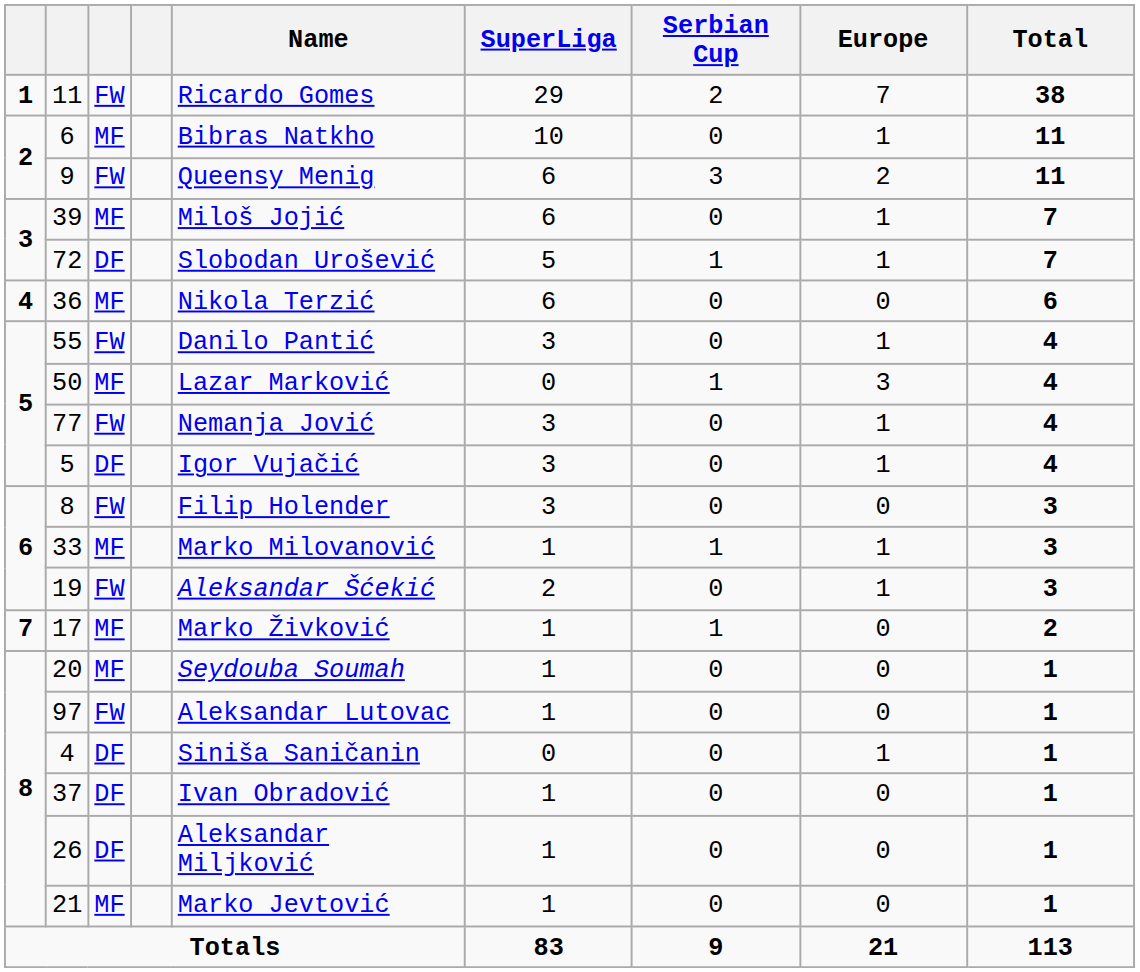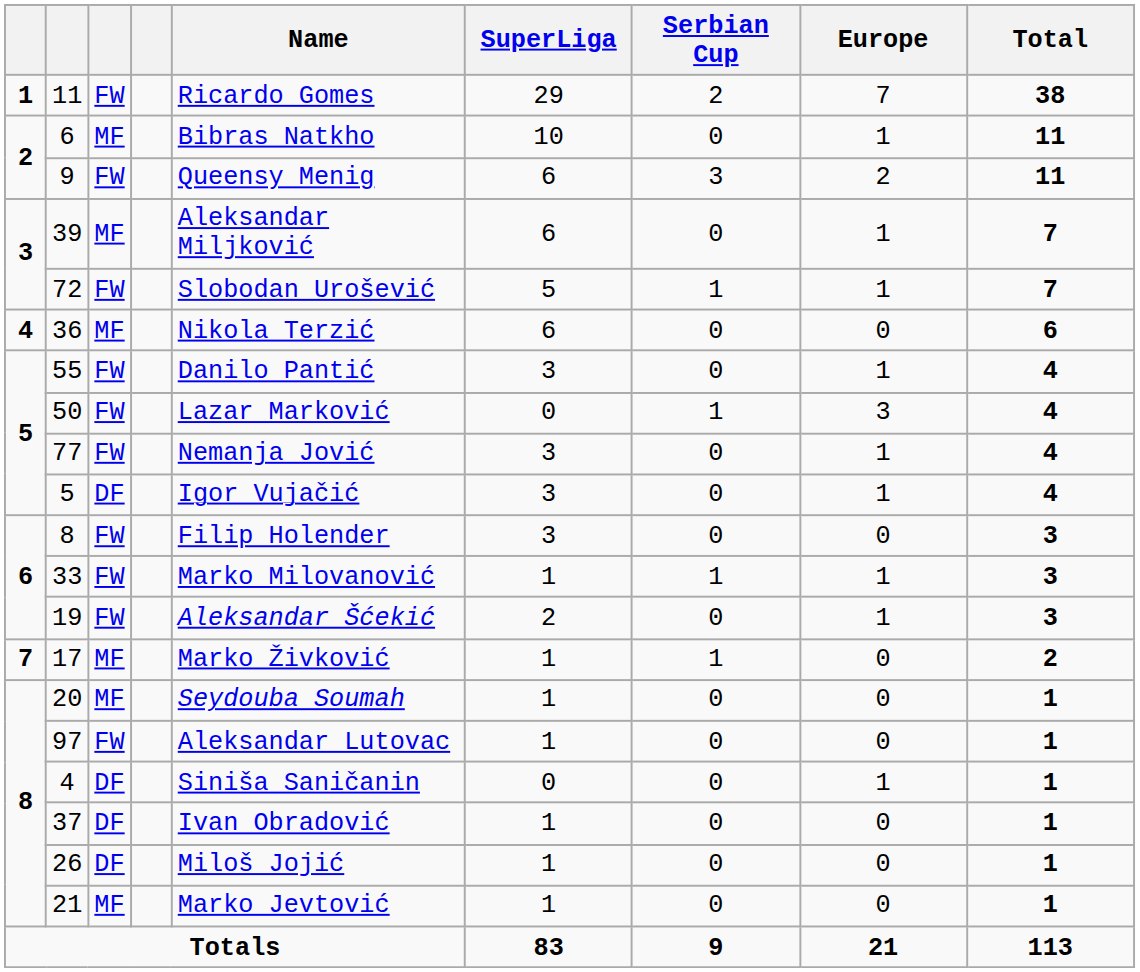(261, 219) Miloš Jojić -> (253, 234) Aleksandar Miljković
(110, 260) DF -> (110, 289) FW
(110, 383) MF -> (110, 413) FW
(110, 548) MF -> (110, 577) FW
(253, 850) Aleksandar Miljković -> (261, 865) Miloš Jojić
